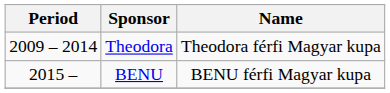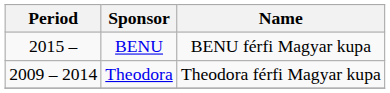rows swapped: (139, 46) <-> (139, 74)
